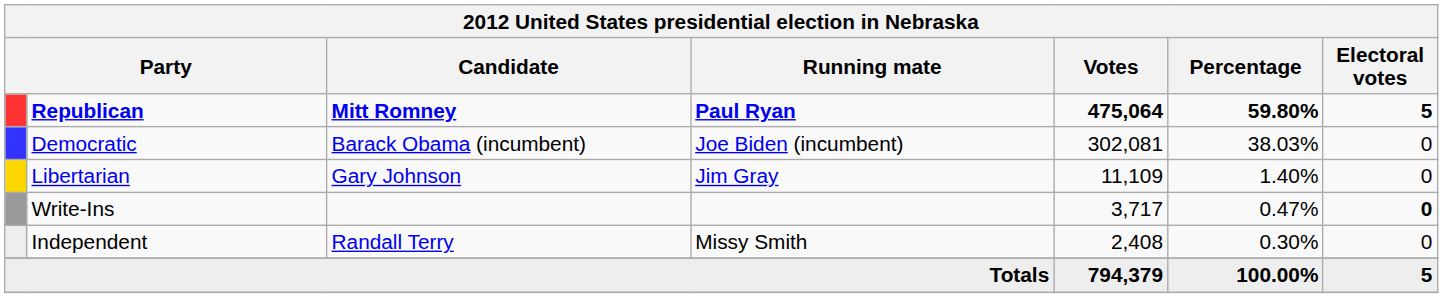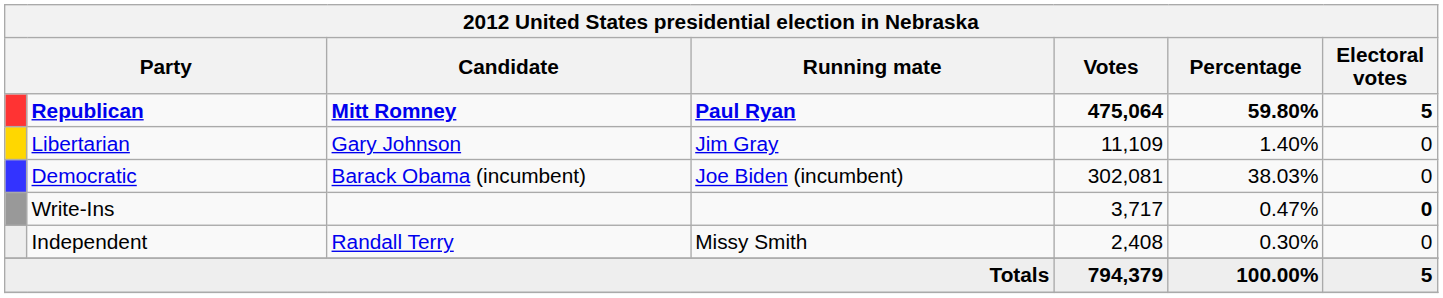rows swapped: (84, 144) <-> (81, 177)
